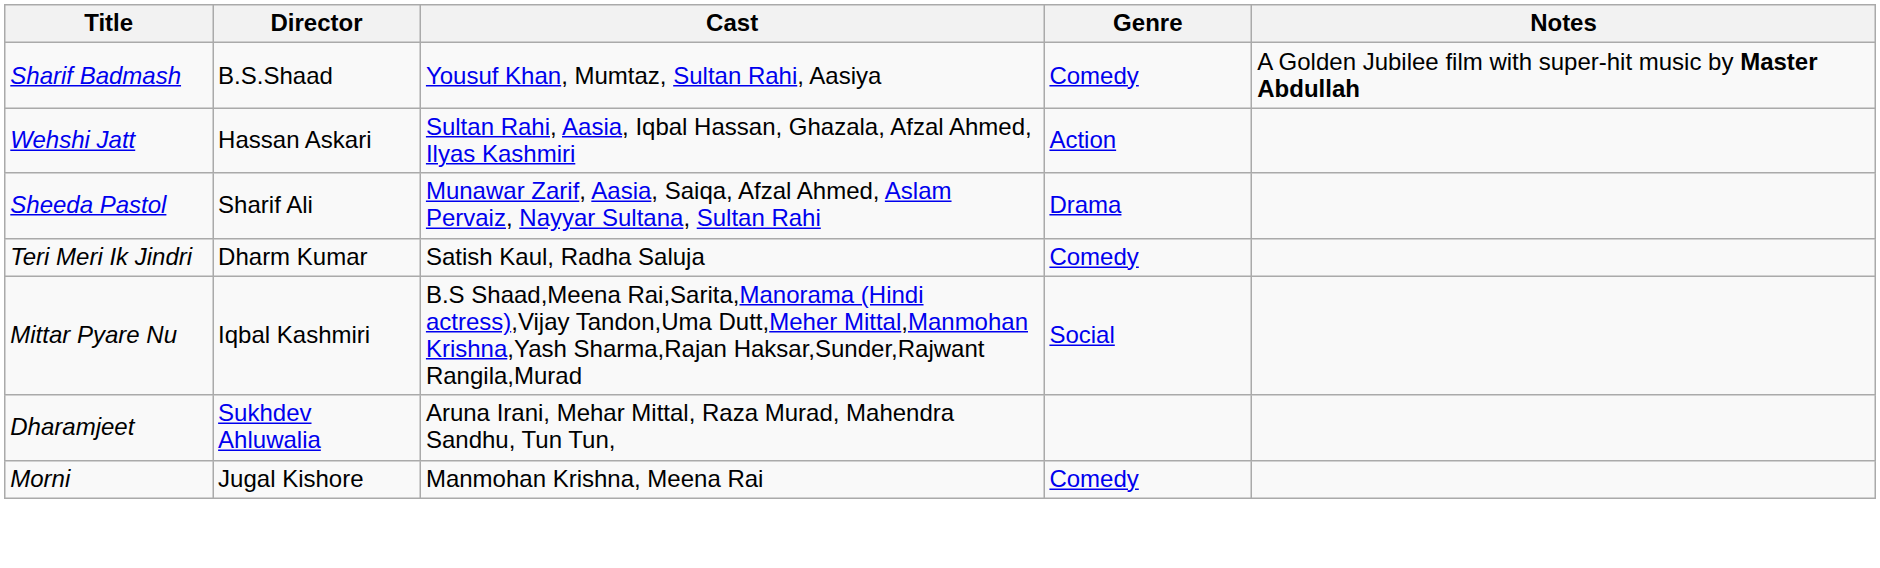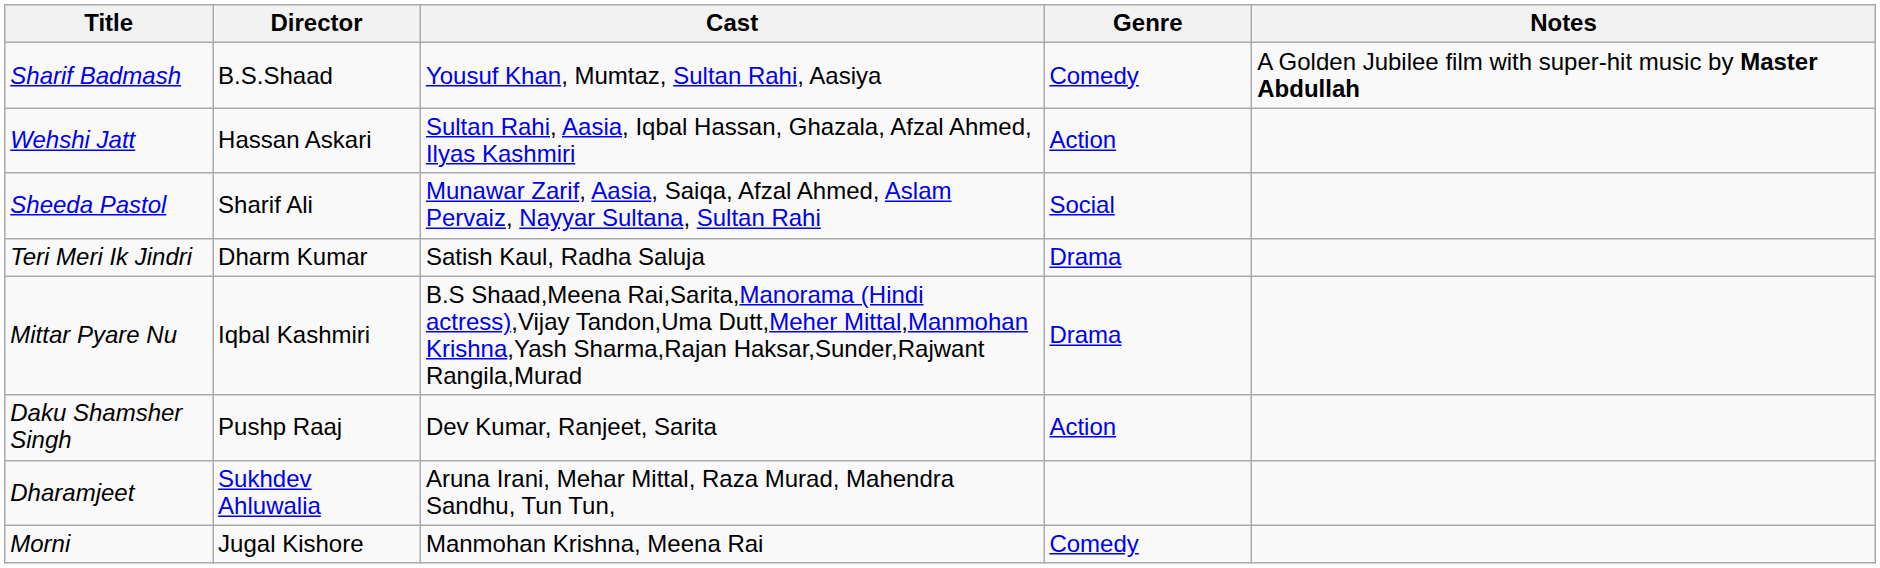(1085, 205) Drama -> (1082, 205) Social
(1094, 256) Comedy -> (1085, 256) Drama
(1082, 335) Social -> (1085, 335) Drama
+ row: (96, 427)
